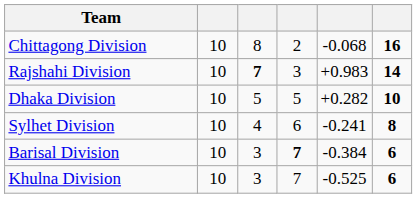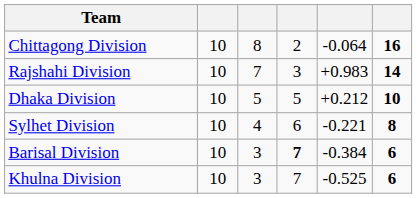(344, 44) -0.068 -> (344, 44) -0.064
(257, 71) bold -> (257, 71) normal
(344, 98) +0.282 -> (344, 98) +0.212
(344, 125) -0.241 -> (344, 125) -0.221
